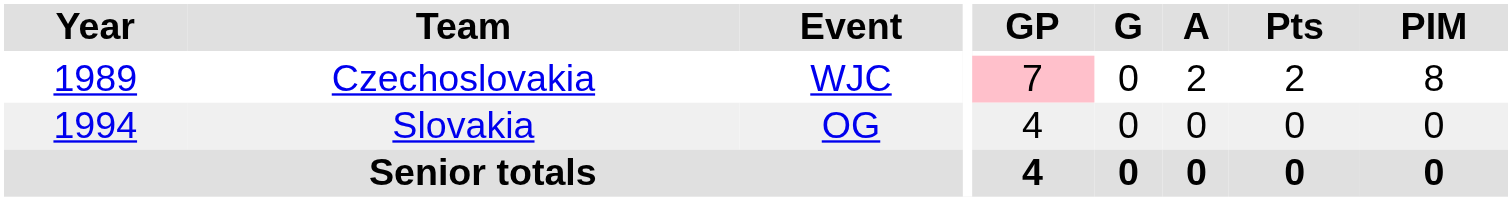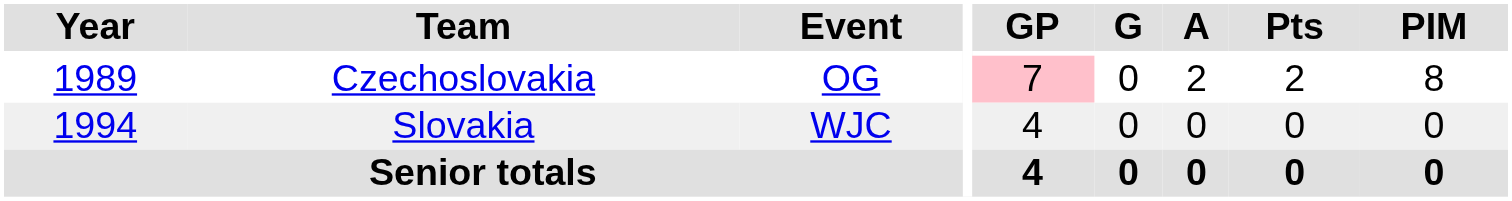(851, 78) WJC -> (851, 78) OG
(851, 125) OG -> (851, 125) WJC
